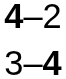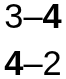rows swapped: (33, 16) <-> (33, 64)
